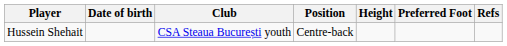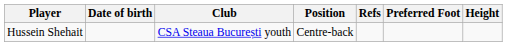columns swapped: (376, 13) <-> (488, 13)
